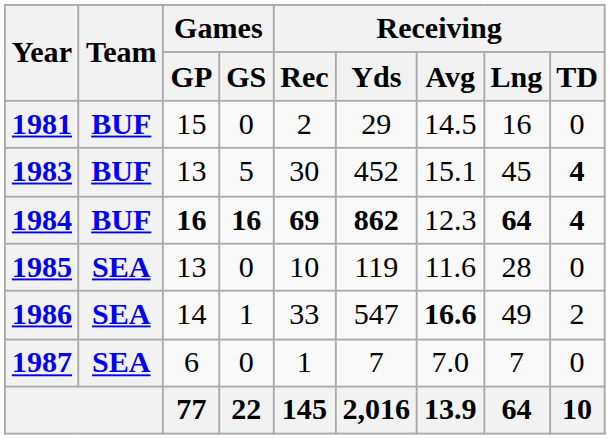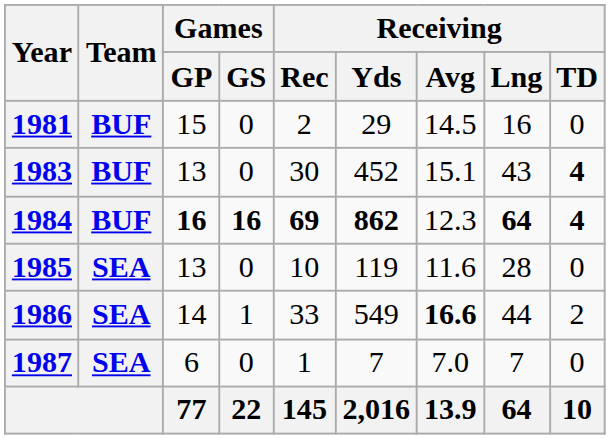(246, 171) 5 -> (246, 171) 0
(516, 171) 45 -> (516, 171) 43
(376, 314) 547 -> (376, 314) 549
(516, 314) 49 -> (516, 314) 44
